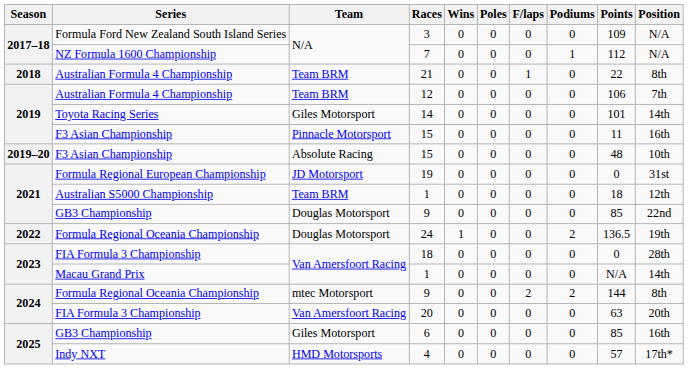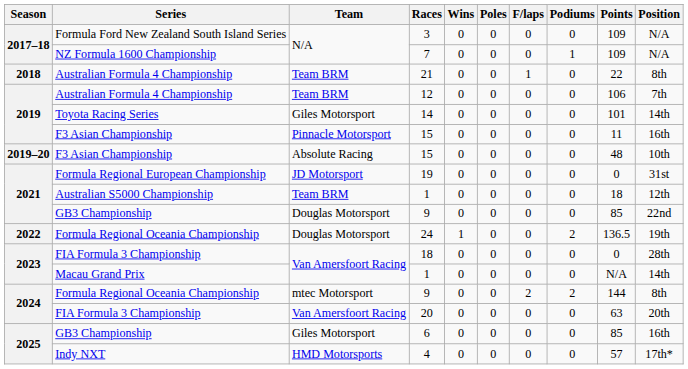(617, 54) 112 -> (617, 54) 109
